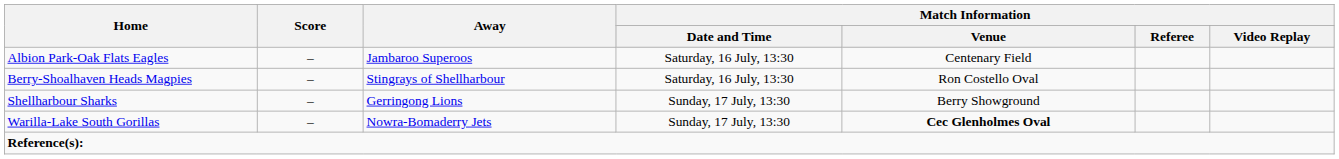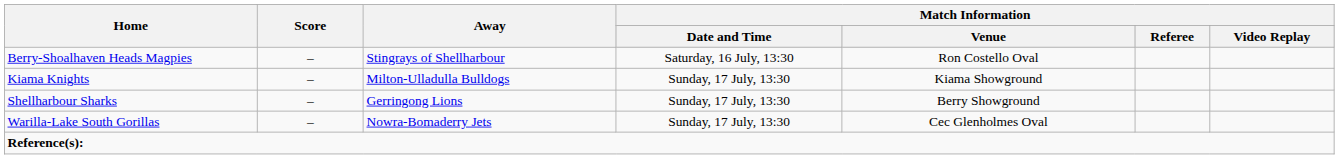- row: (88, 57)
+ row: (48, 79)
(988, 121) bold -> (988, 121) normal
